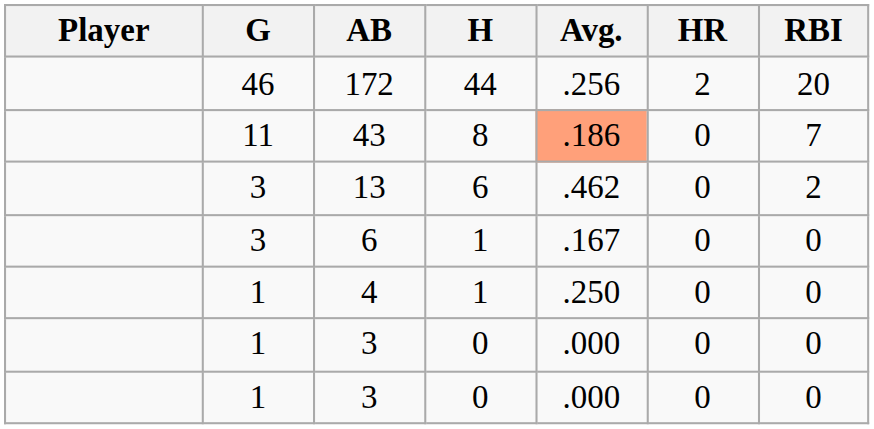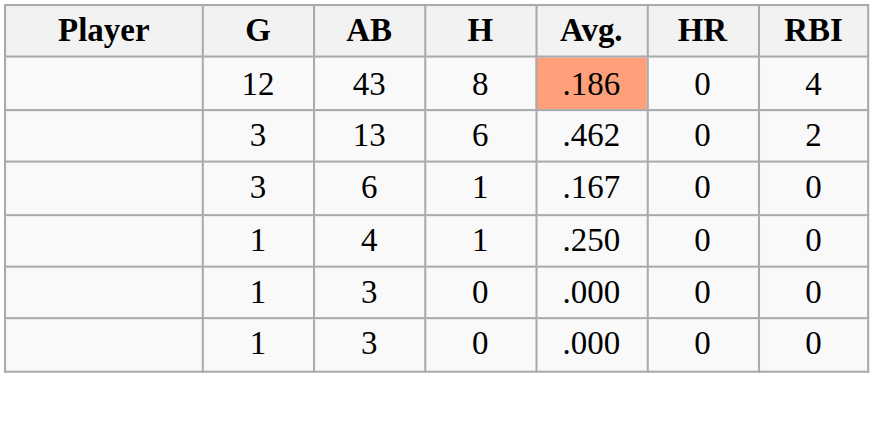- row: (369, 82)
(258, 135) 11 -> (258, 82) 12
(814, 135) 7 -> (814, 82) 4
